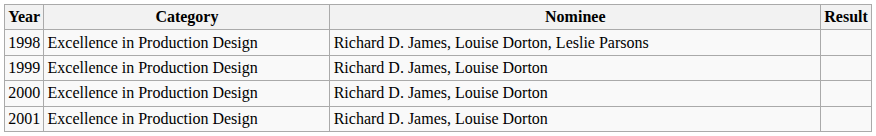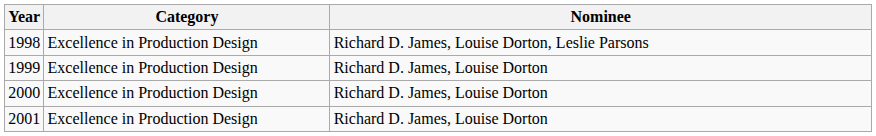- column: (846, 17)
